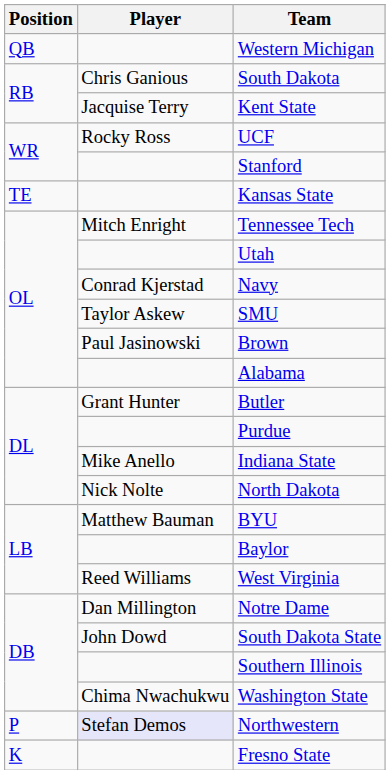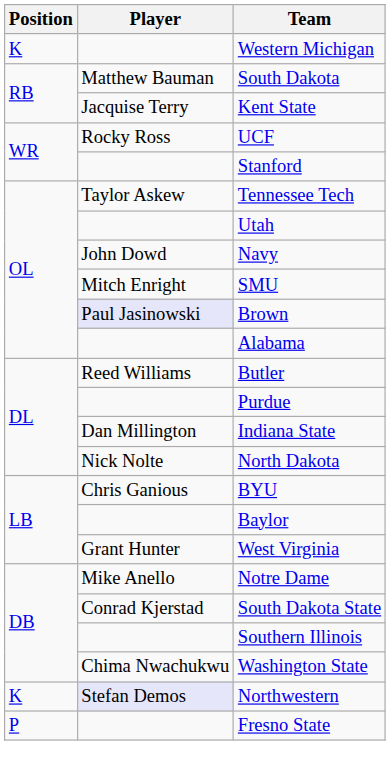(22, 48) QB -> (16, 48) K
(135, 78) Chris Ganious -> (148, 78) Matthew Bauman
- row: (286, 195)
(134, 225) Mitch Enright -> (133, 195) Taylor Askew
(142, 284) Conrad Kjerstad -> (124, 254) John Dowd
(133, 313) Taylor Askew -> (134, 284) Mitch Enright
(141, 343) no background -> (141, 313) lavender background
(131, 401) Grant Hunter -> (136, 372) Reed Williams
(128, 460) Mike Anello -> (139, 431) Dan Millington
(148, 519) Matthew Bauman -> (135, 490) Chris Ganious
(136, 578) Reed Williams -> (131, 549) Grant Hunter
(139, 607) Dan Millington -> (128, 578) Mike Anello
(124, 637) John Dowd -> (142, 607) Conrad Kjerstad
(14, 725) P -> (16, 696) K
(16, 755) K -> (14, 725) P
